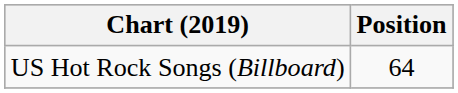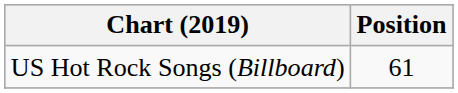(402, 66) 64 -> (402, 66) 61
